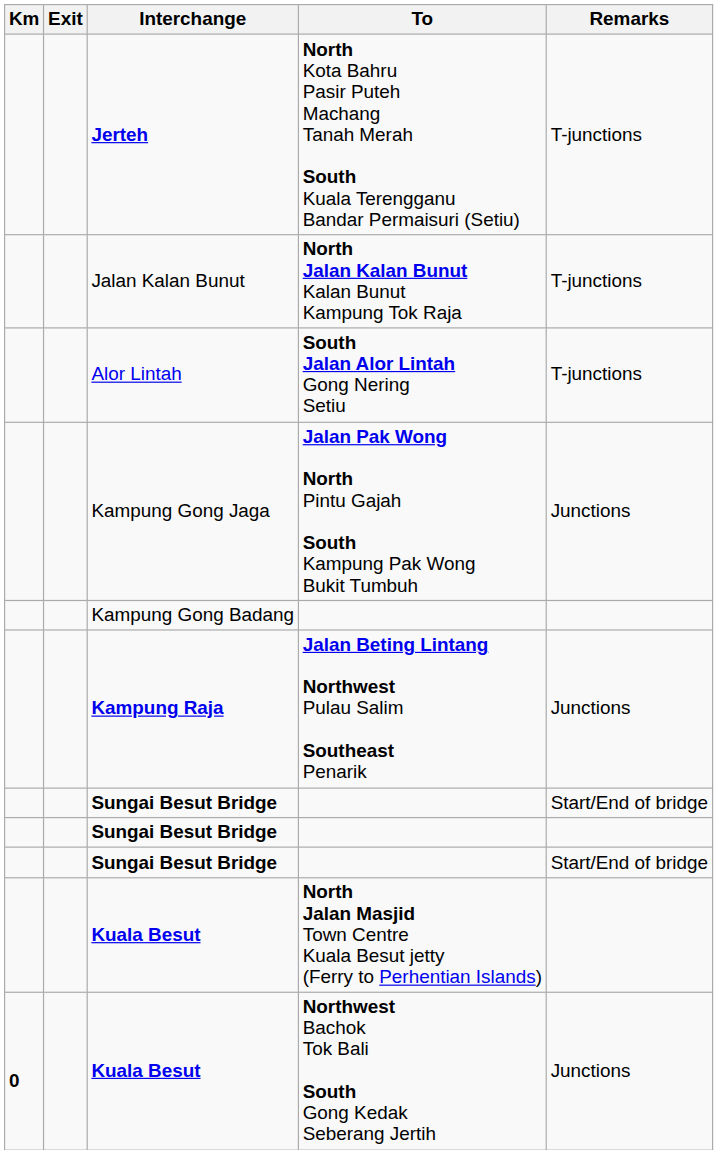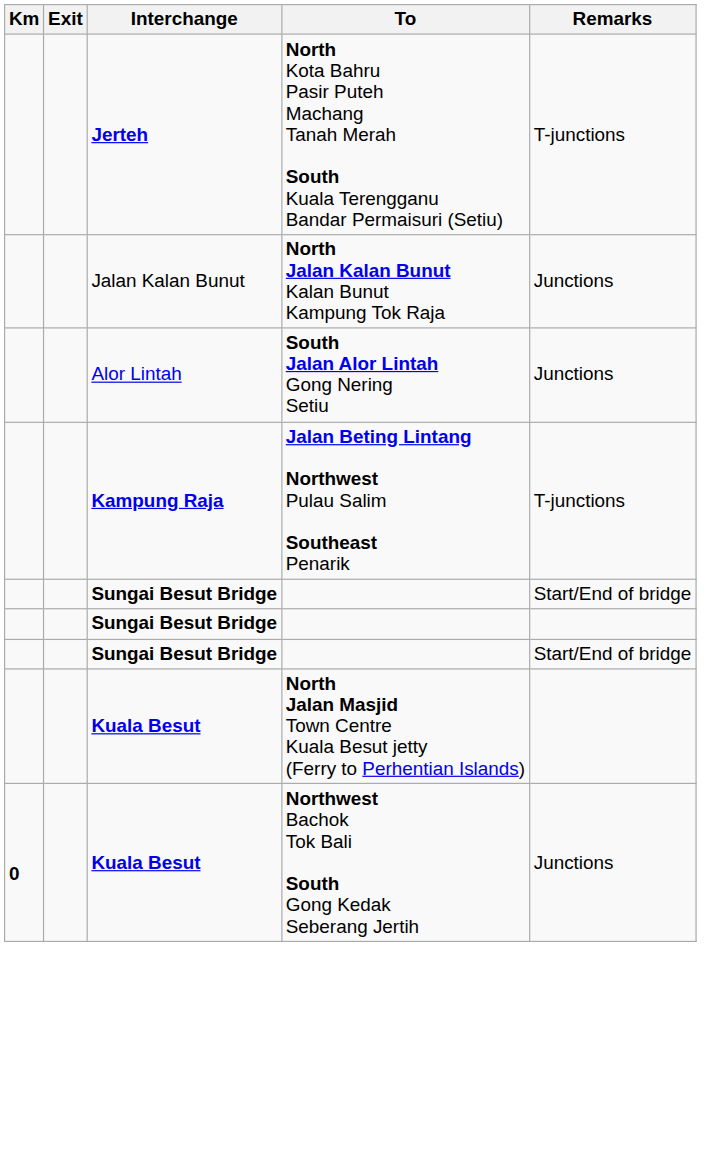(596, 281) T-junctions -> (574, 281) Junctions
(596, 374) T-junctions -> (574, 374) Junctions
- row: (181, 510)
- row: (193, 615)
(591, 708) Junctions -> (579, 500) T-junctions
